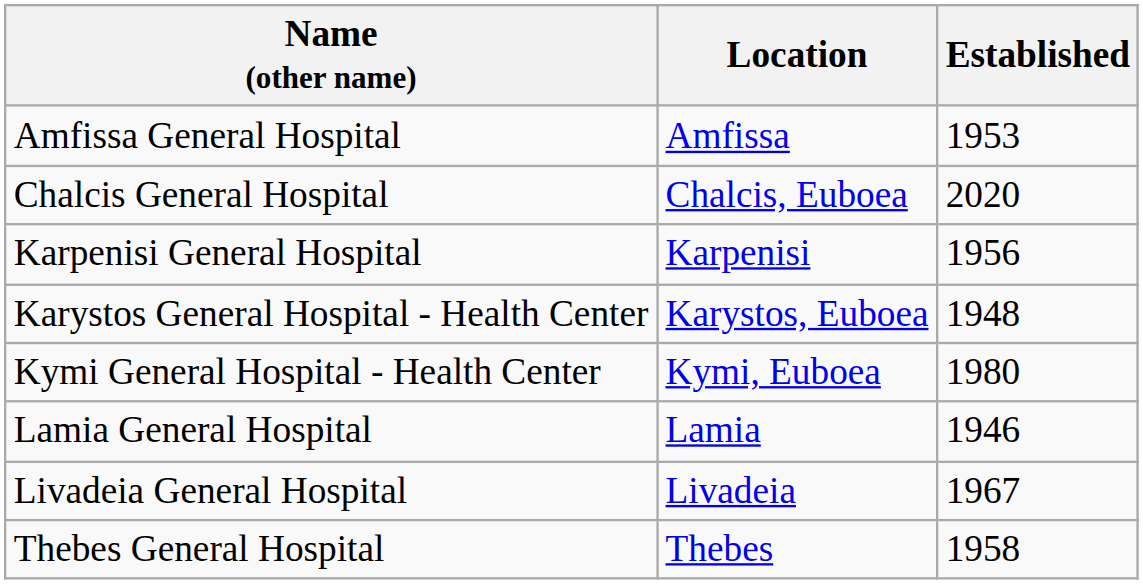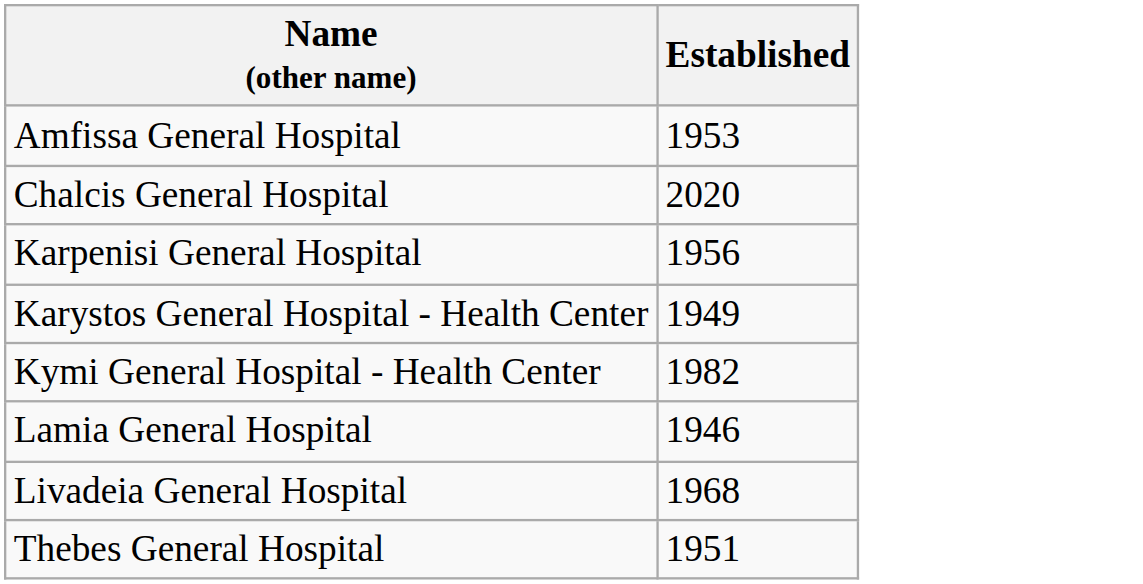- column: (797, 55)
(983, 312) 1948 -> (703, 312) 1949
(983, 371) 1980 -> (703, 371) 1982
(983, 489) 1967 -> (703, 489) 1968
(983, 548) 1958 -> (703, 548) 1951
